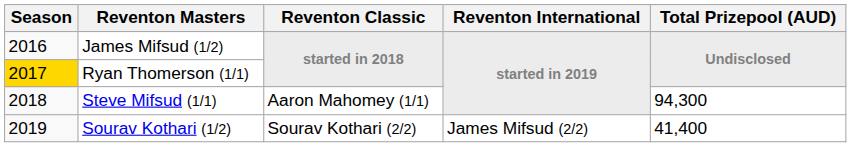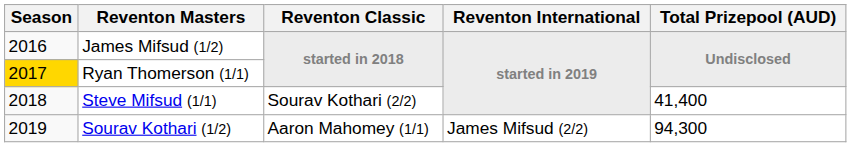(348, 100) Aaron Mahomey (1/1) -> (342, 100) Sourav Kothari (2/2)
(681, 100) 94,300 -> (681, 100) 41,400
(342, 127) Sourav Kothari (2/2) -> (348, 127) Aaron Mahomey (1/1)
(681, 127) 41,400 -> (681, 127) 94,300
